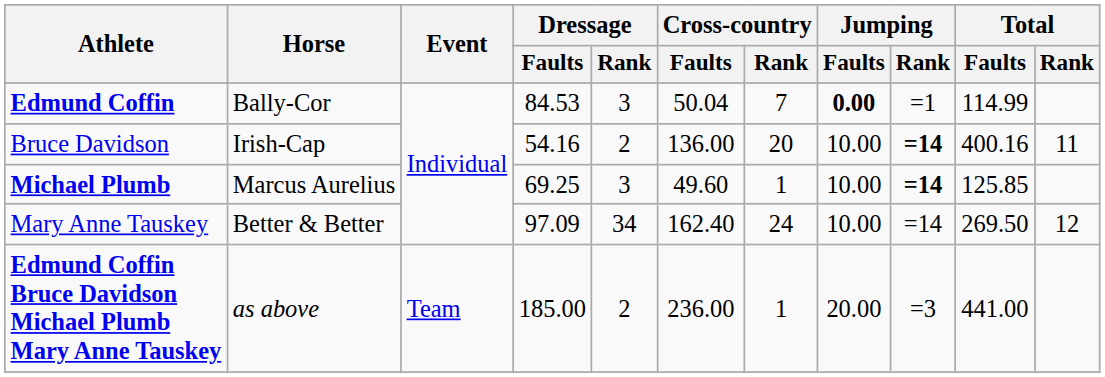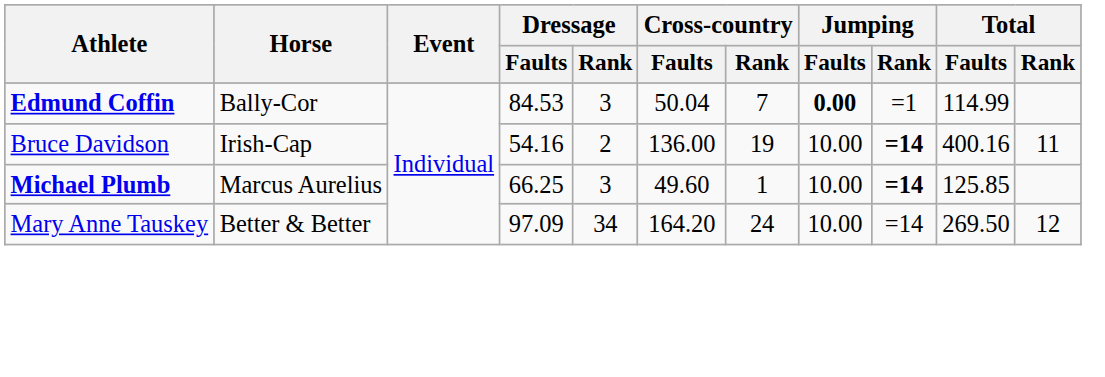(781, 144) 20 -> (762, 144) 19
(552, 184) 69.25 -> (536, 184) 66.25
(701, 224) 162.40 -> (682, 224) 164.20
- row: (116, 308)
